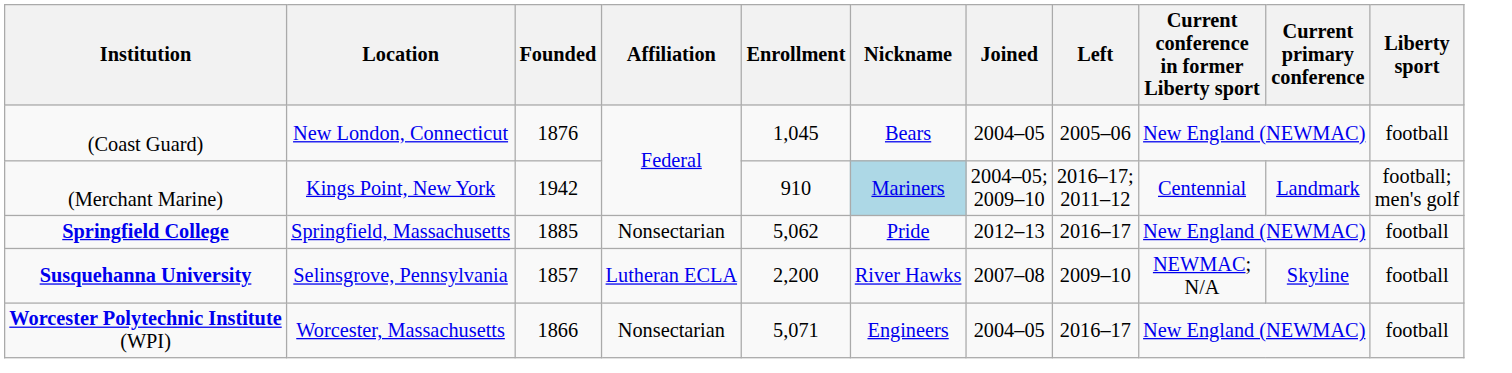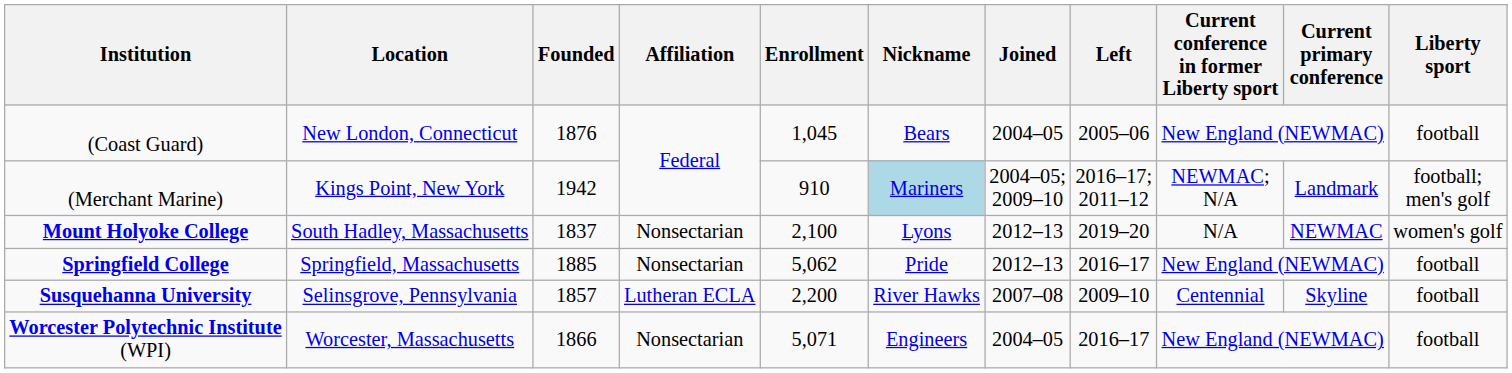(1202, 187) Centennial -> (1220, 187) NEWMAC; N/A
+ row: (146, 231)
(1202, 275) NEWMAC; N/A -> (1220, 296) Centennial
